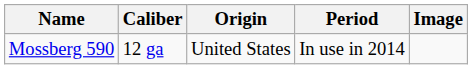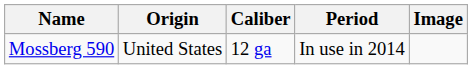columns swapped: (241, 19) <-> (153, 19)
